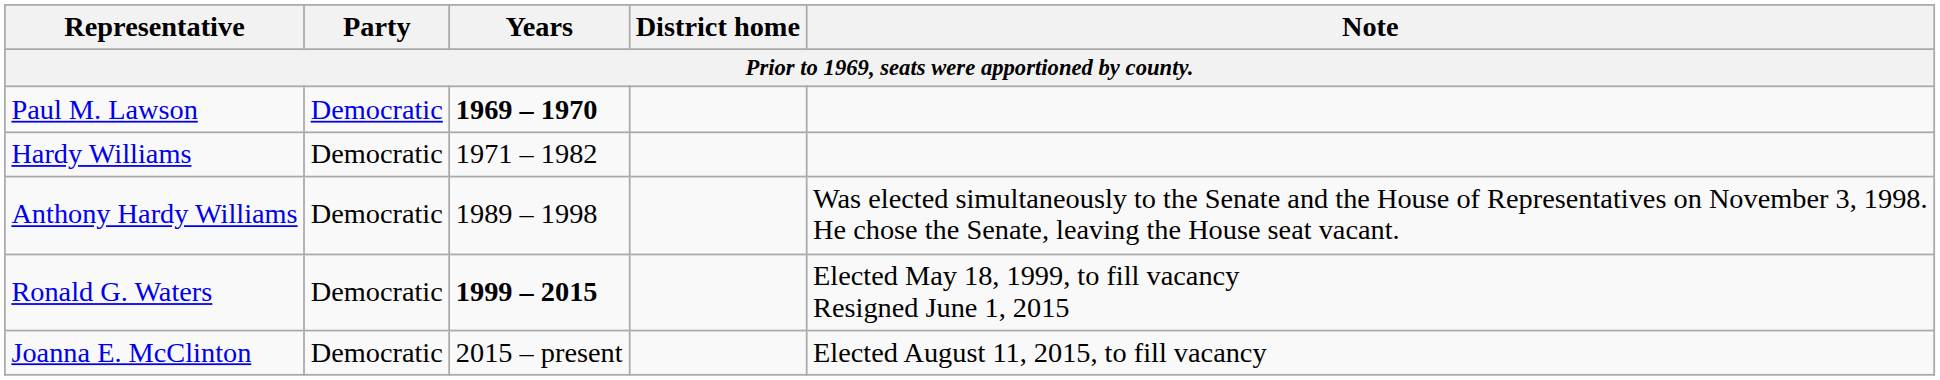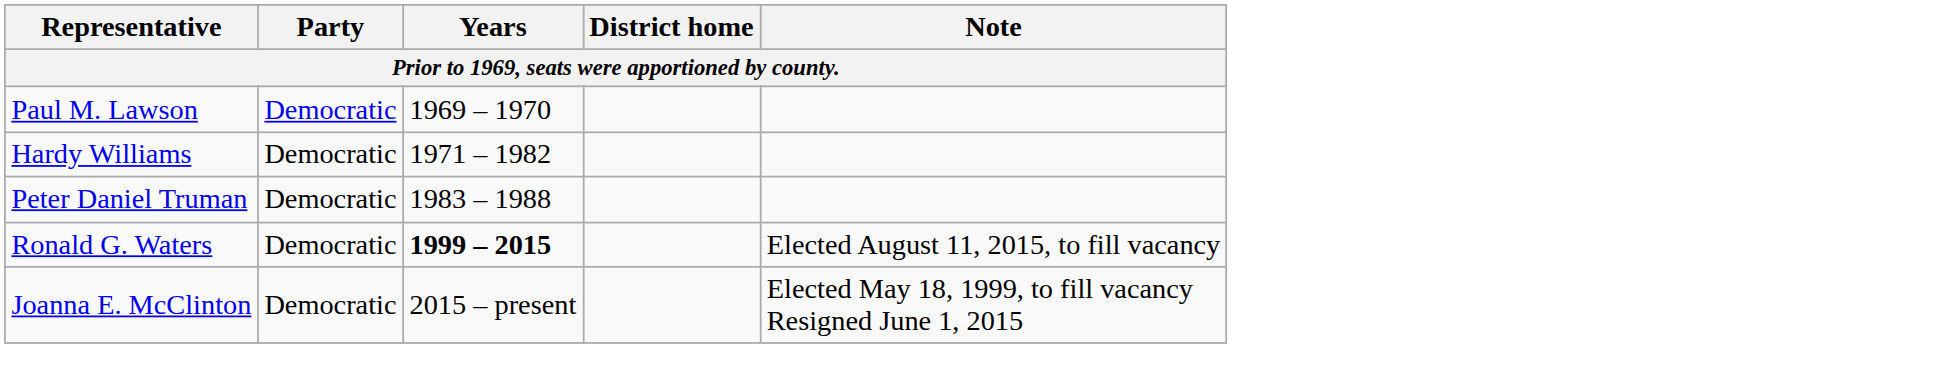(527, 109) bold -> (480, 109) normal
+ row: (129, 199)
- row: (155, 214)
(1026, 291) Elected May 18, 1999, to fill vacancy Resigned June 1, 2015 -> (993, 243) Elected August 11, 2015, to fill vacancy
(1040, 352) Elected August 11, 2015, to fill vacancy -> (980, 304) Elected May 18, 1999, to fill vacancy Resigned June 1, 2015
